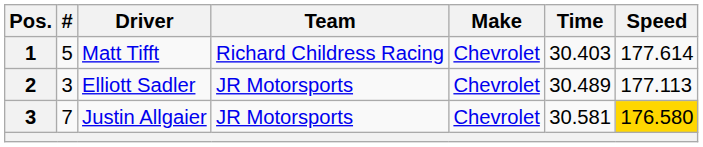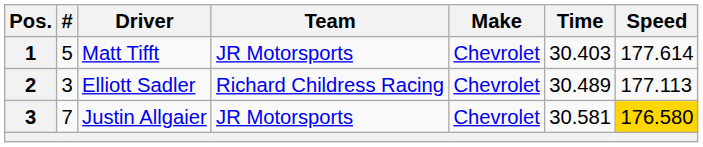(330, 53) Richard Childress Racing -> (285, 53) JR Motorsports
(285, 85) JR Motorsports -> (330, 85) Richard Childress Racing
